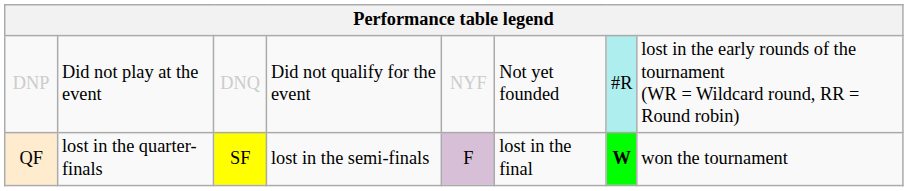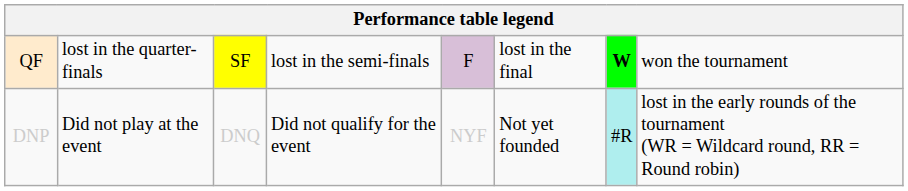rows swapped: (31, 84) <-> (31, 159)
